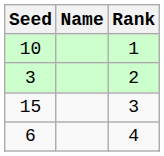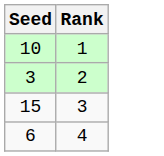- column: (82, 19)
